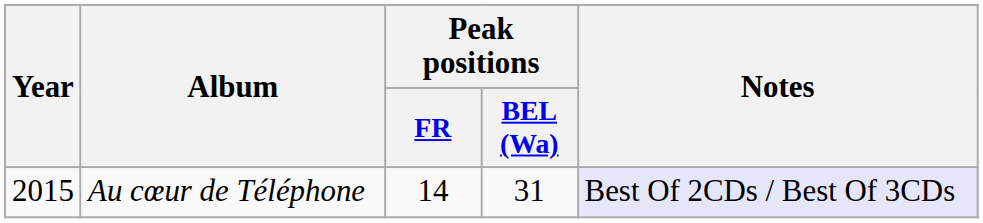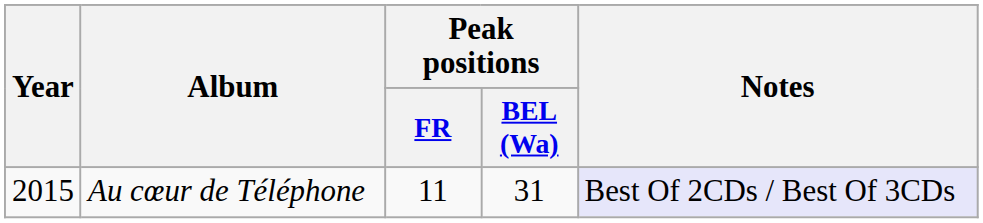(433, 191) 14 -> (433, 191) 11
